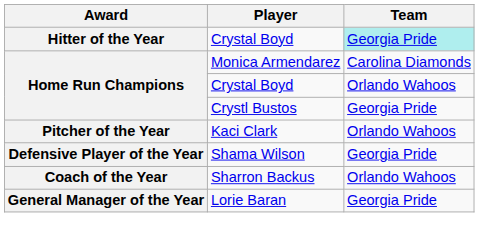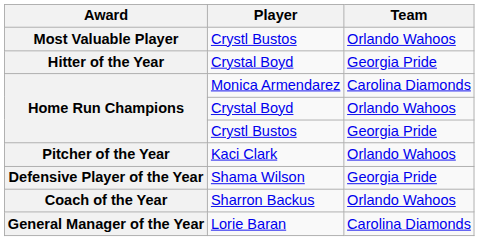+ row: (106, 39)
(392, 39) paleturquoise background -> (392, 62) no background
(392, 200) Georgia Pride -> (409, 223) Carolina Diamonds
